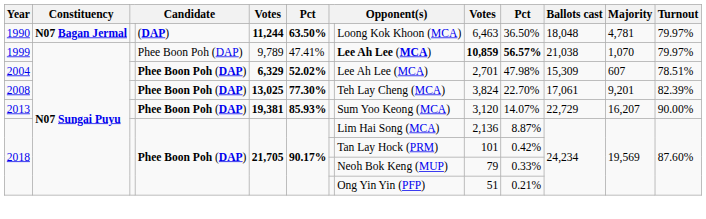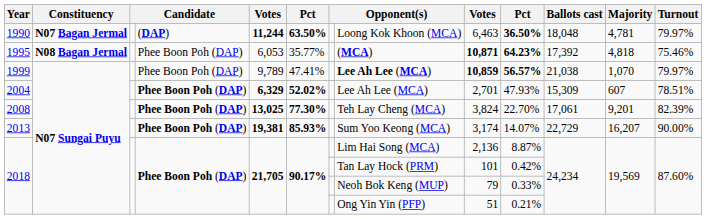(522, 33) normal -> (522, 33) bold
+ row: (18, 52)
(522, 71) 47.98% -> (522, 90) 47.93%
(485, 109) 3,120 -> (485, 128) 3,174
